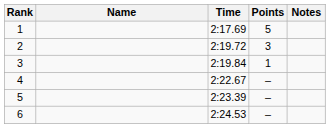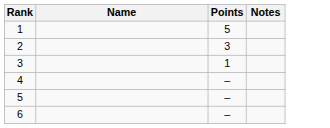- column: (228, 13)
